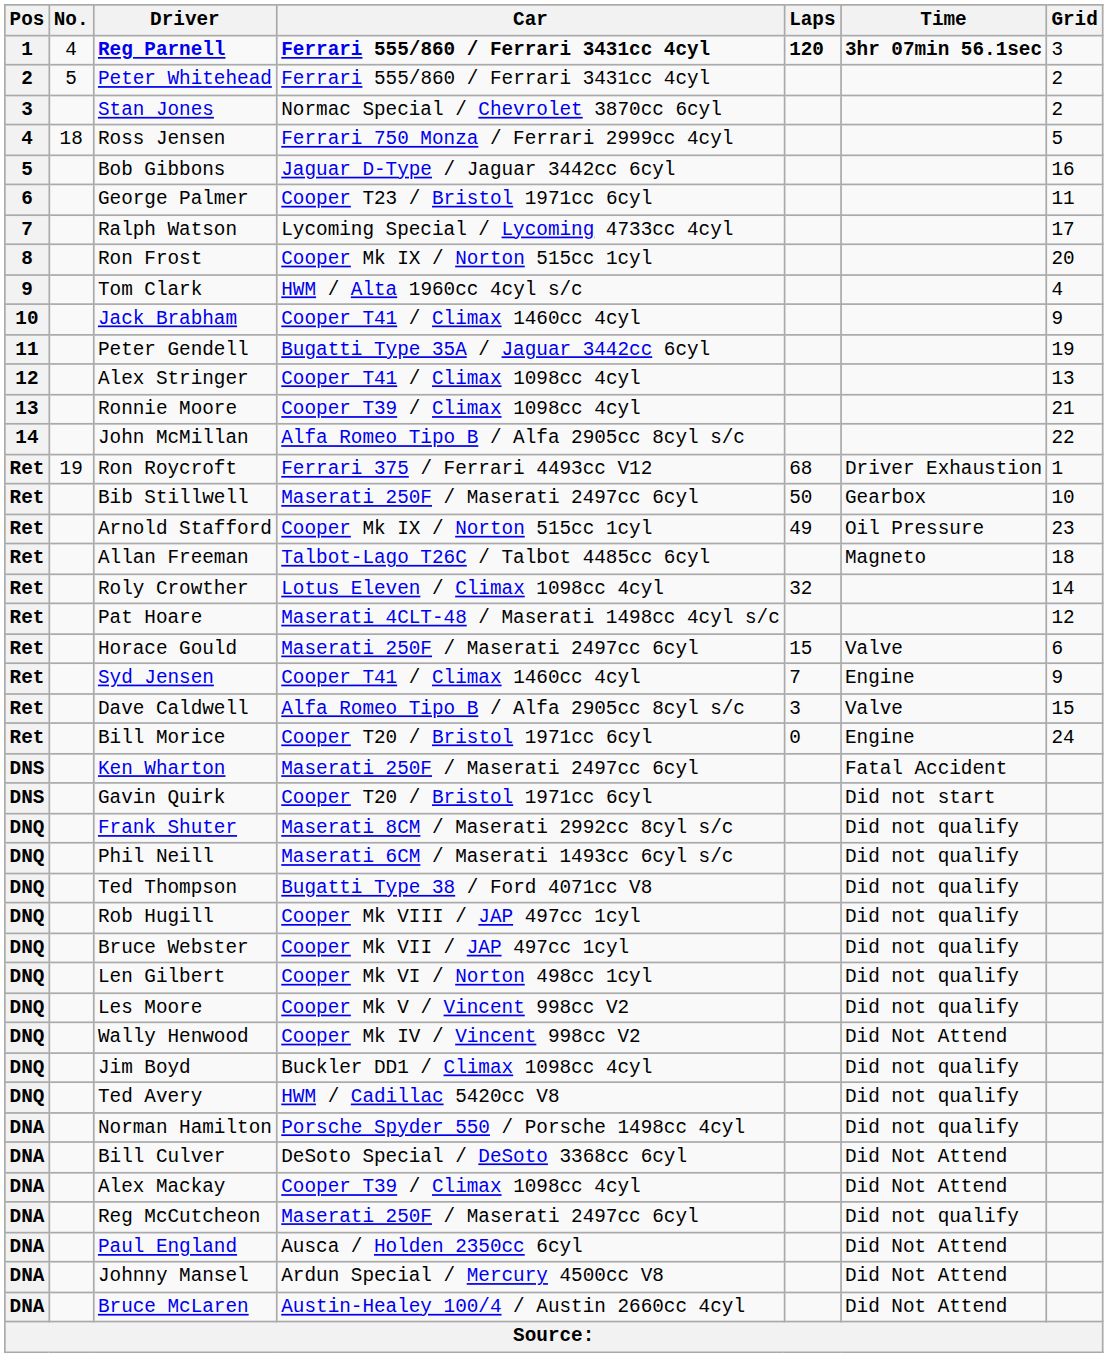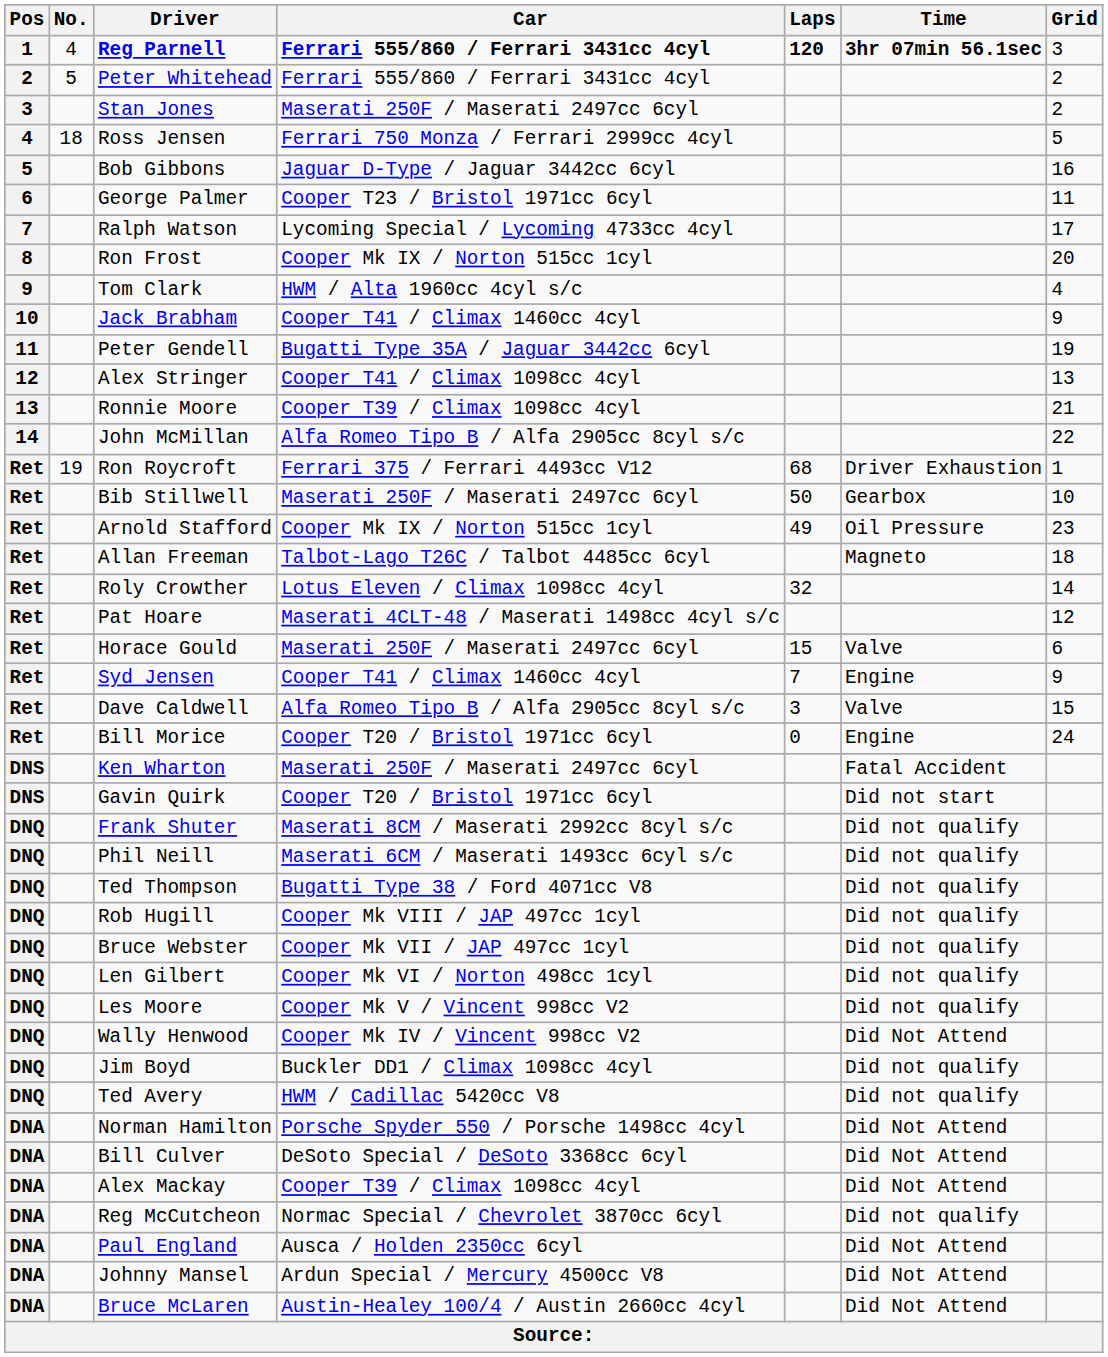(502, 110) Normac Special / Chevrolet 3870cc 6cyl -> (490, 110) Maserati 250F / Maserati 2497cc 6cyl
(932, 1127) Did not qualify -> (926, 1127) Did Not Attend
(490, 1217) Maserati 250F / Maserati 2497cc 6cyl -> (502, 1217) Normac Special / Chevrolet 3870cc 6cyl
